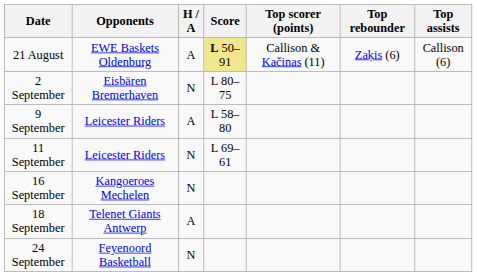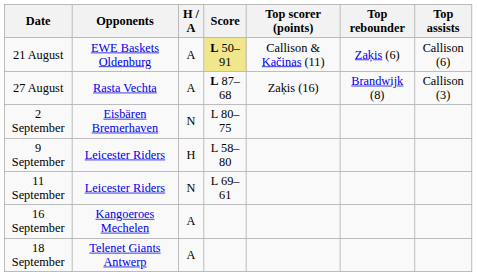+ row: (38, 87)
(191, 121) A -> (191, 154) H
(191, 188) N -> (191, 221) A
- row: (38, 254)
